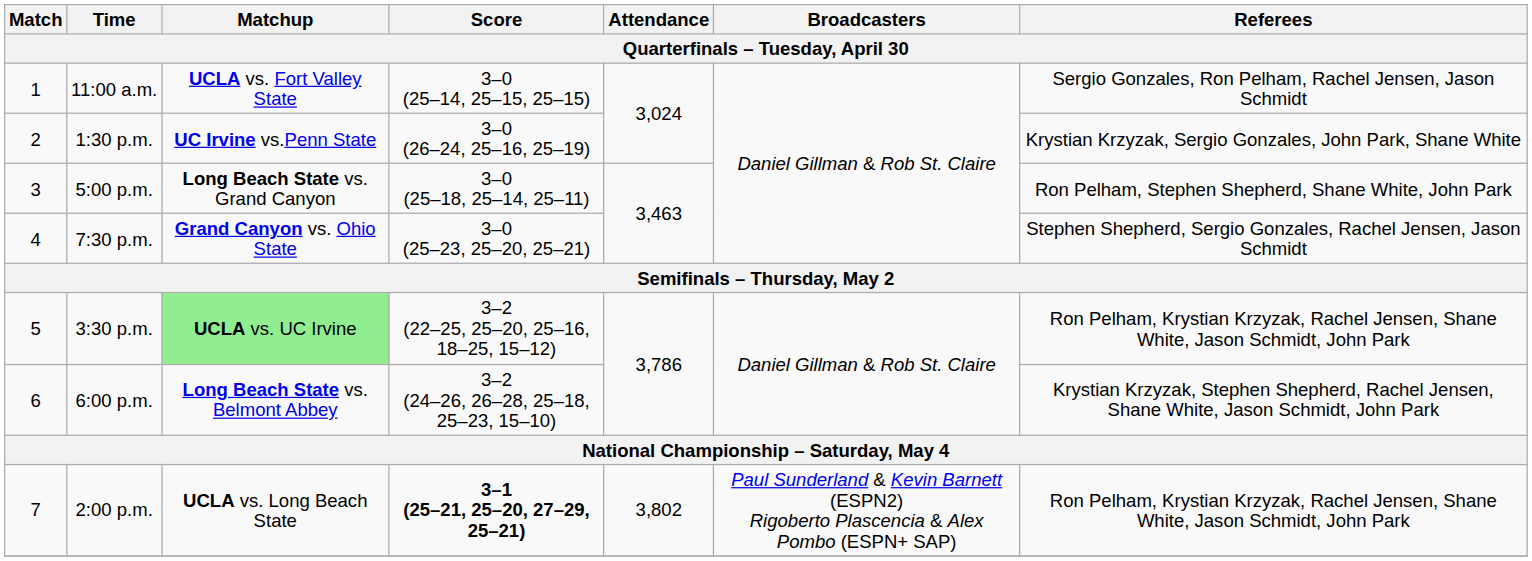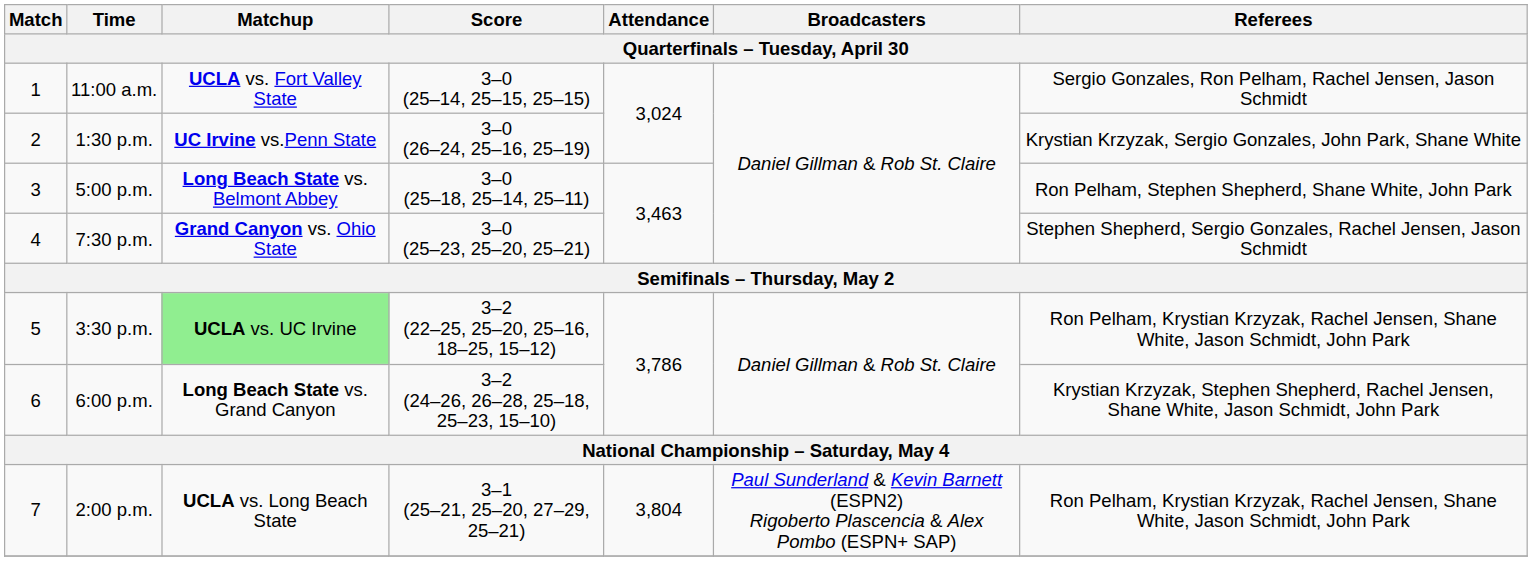(275, 189) Long Beach State vs. Grand Canyon -> (275, 189) Long Beach State vs. Belmont Abbey
(275, 400) Long Beach State vs. Belmont Abbey -> (275, 400) Long Beach State vs. Grand Canyon
(496, 510) bold -> (496, 510) normal
(659, 510) 3,802 -> (659, 510) 3,804
